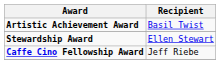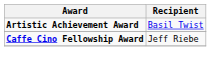- row: (50, 39)
